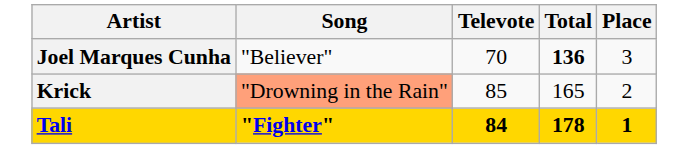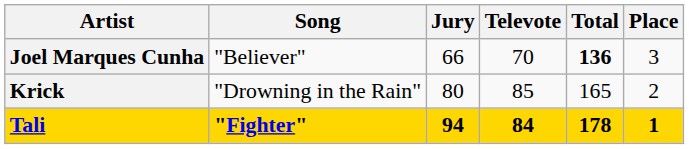+ column: (453, 21)
(344, 90) lightsalmon background -> (318, 90) no background
